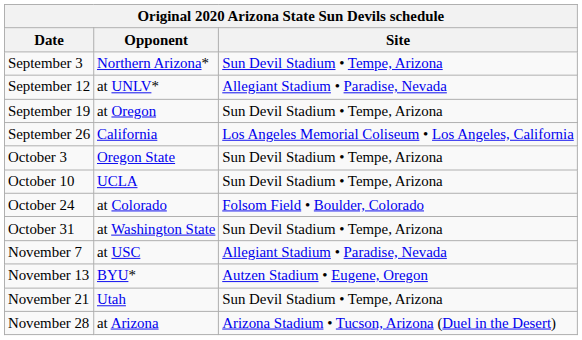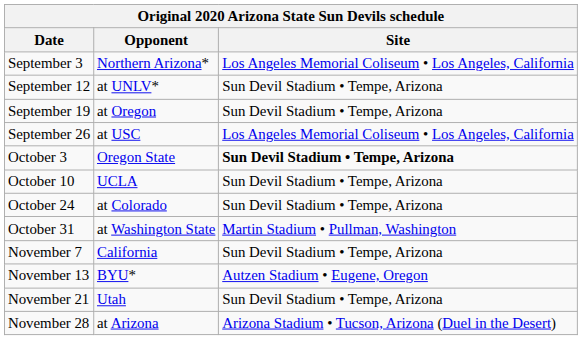(332, 63) Sun Devil Stadium • Tempe, Arizona -> (398, 63) Los Angeles Memorial Coliseum • Los Angeles, California
(335, 87) Allegiant Stadium • Paradise, Nevada -> (332, 87) Sun Devil Stadium • Tempe, Arizona
(127, 134) California -> (119, 134) at USC
(332, 157) normal -> (338, 157) bold
(323, 205) Folsom Field • Boulder, Colorado -> (332, 205) Sun Devil Stadium • Tempe, Arizona
(332, 228) Sun Devil Stadium • Tempe, Arizona -> (339, 228) Martin Stadium • Pullman, Washington
(119, 252) at USC -> (127, 252) California
(335, 252) Allegiant Stadium • Paradise, Nevada -> (332, 252) Sun Devil Stadium • Tempe, Arizona
